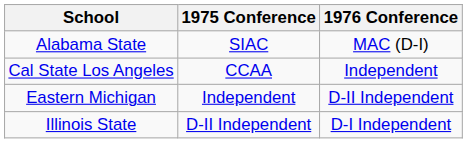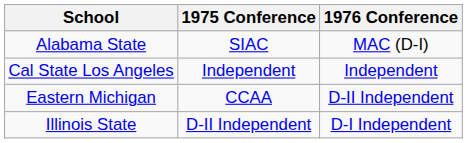(249, 71) CCAA -> (249, 71) Independent
(249, 97) Independent -> (249, 97) CCAA
